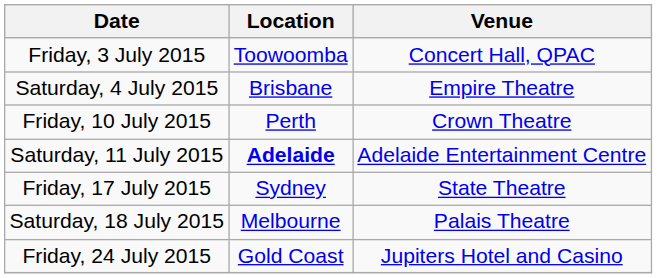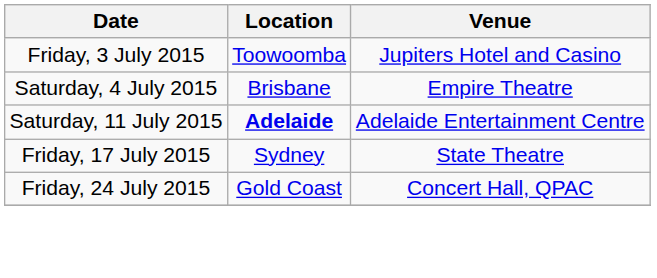(502, 54) Concert Hall, QPAC -> (500, 54) Jupiters Hotel and Casino
- row: (117, 121)
- row: (117, 222)
(502, 255) Jupiters Hotel and Casino -> (500, 188) Concert Hall, QPAC
